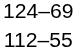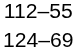rows swapped: (38, 40) <-> (38, 10)
